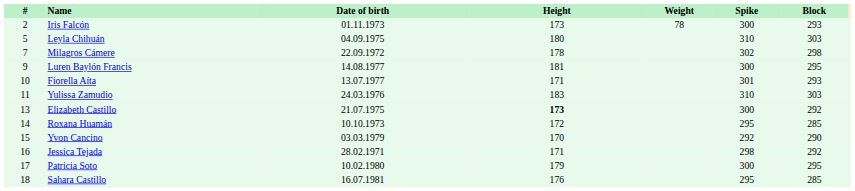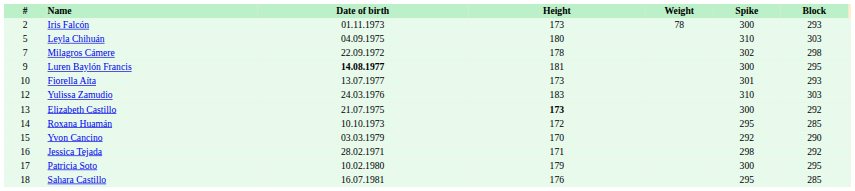(363, 67) normal -> (363, 67) bold
(557, 81) 171 -> (557, 81) 173
(25, 95) 11 -> (25, 95) 12
